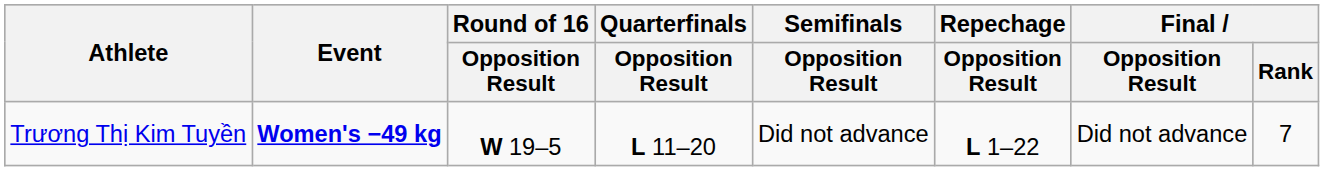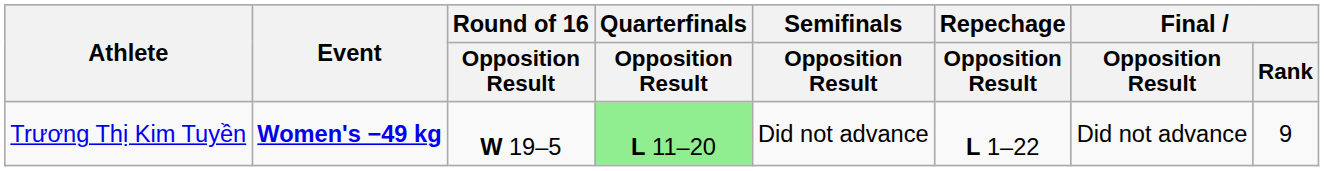(674, 147) no background -> (674, 147) lightgreen background
(1285, 134) 7 -> (1285, 134) 9
